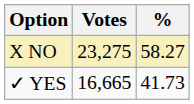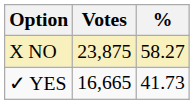(104, 51) 23,275 -> (104, 51) 23,875
